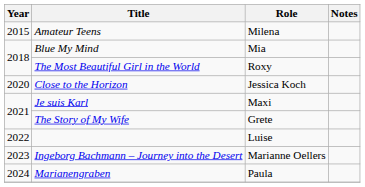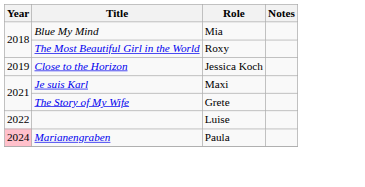- row: (68, 31)
(18, 84) 2020 -> (18, 66) 2019
- row: (138, 155)
(18, 173) no background -> (18, 137) pink background
